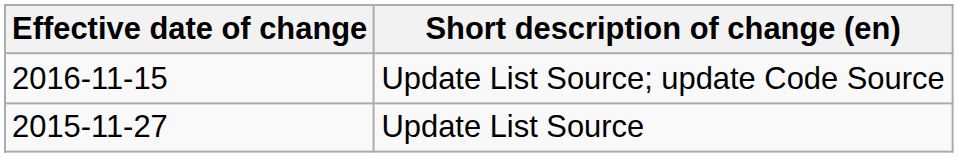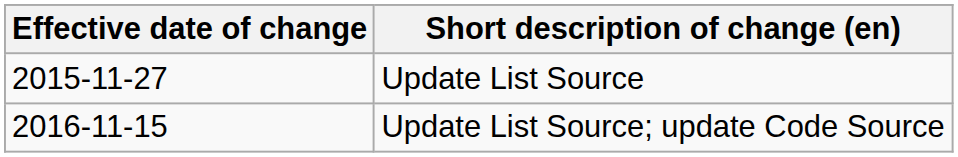rows swapped: (513, 126) <-> (663, 77)
